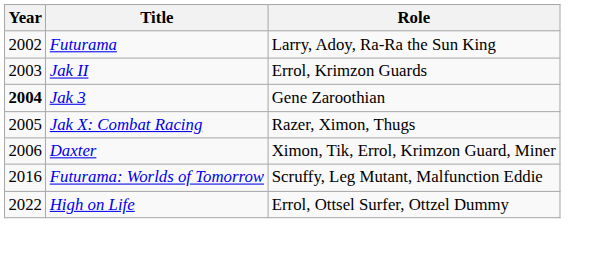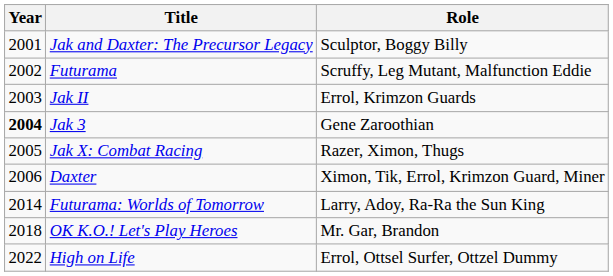+ row: (181, 44)
(384, 44) Larry, Adoy, Ra-Ra the Sun King -> (456, 71) Scruffy, Leg Mutant, Malfunction Eddie
(25, 177) 2016 -> (25, 204) 2014
(407, 177) Scruffy, Leg Mutant, Malfunction Eddie -> (433, 204) Larry, Adoy, Ra-Ra the Sun King
+ row: (144, 230)
